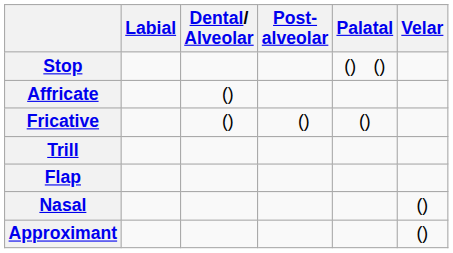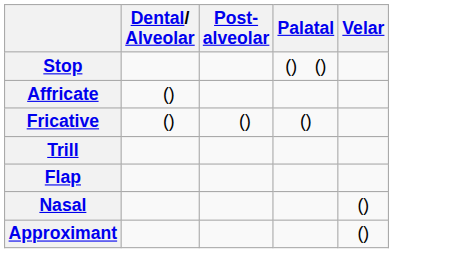- column: (151, 28)
